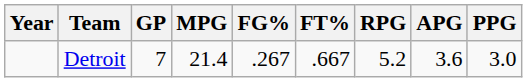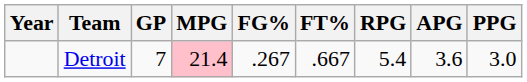(208, 58) no background -> (208, 58) pink background
(392, 58) 5.2 -> (392, 58) 5.4
